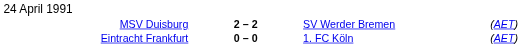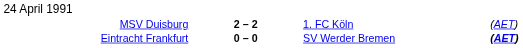(349, 24) SV Werder Bremen -> (328, 24) 1. FC Köln
(328, 38) 1. FC Köln -> (349, 38) SV Werder Bremen
(504, 38) normal -> (504, 38) bold
